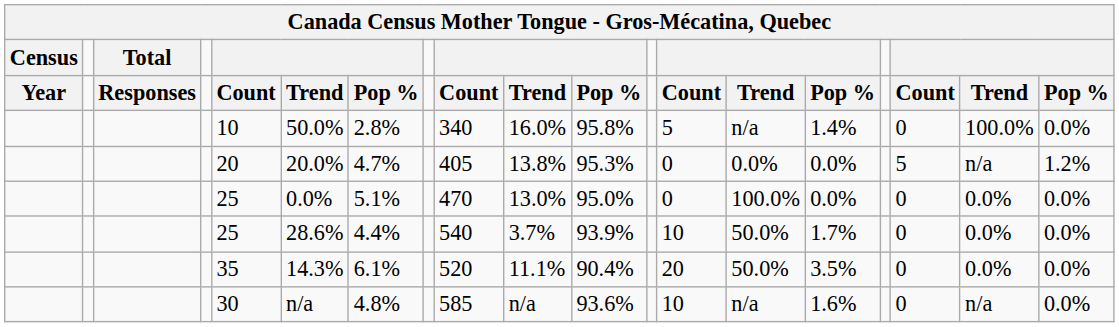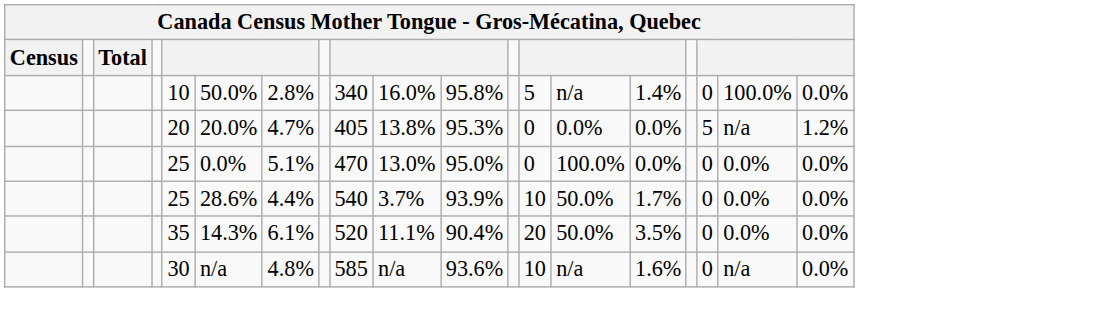- row: (44, 92)
